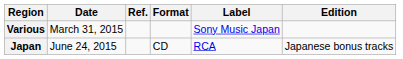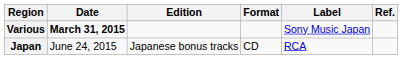columns swapped: (339, 12) <-> (138, 12)
(86, 29) normal -> (87, 29) bold
